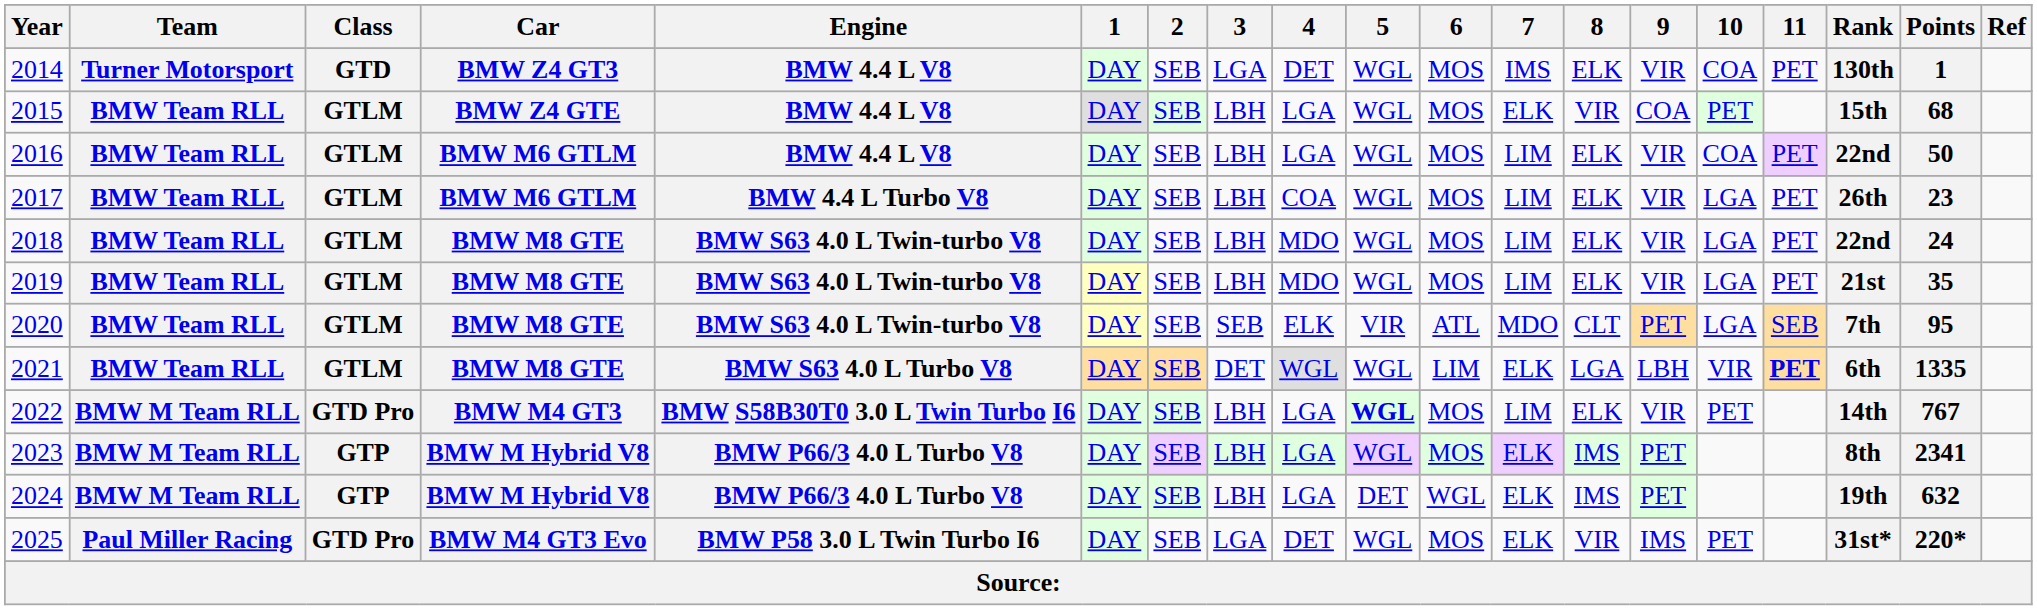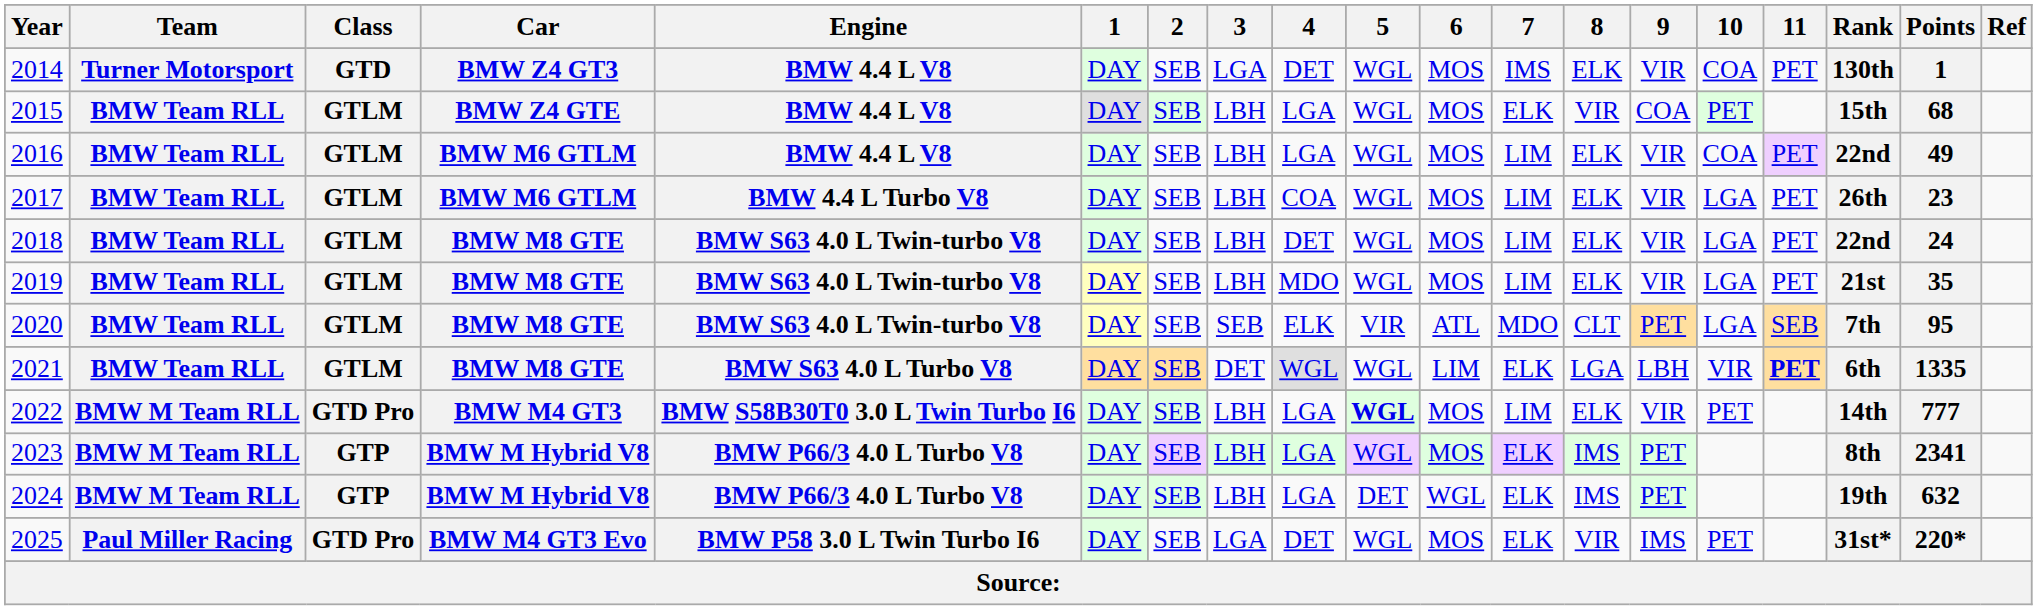(1941, 154) 50 -> (1941, 154) 49
(1309, 240) MDO -> (1309, 240) DET
(1941, 411) 767 -> (1941, 411) 777
